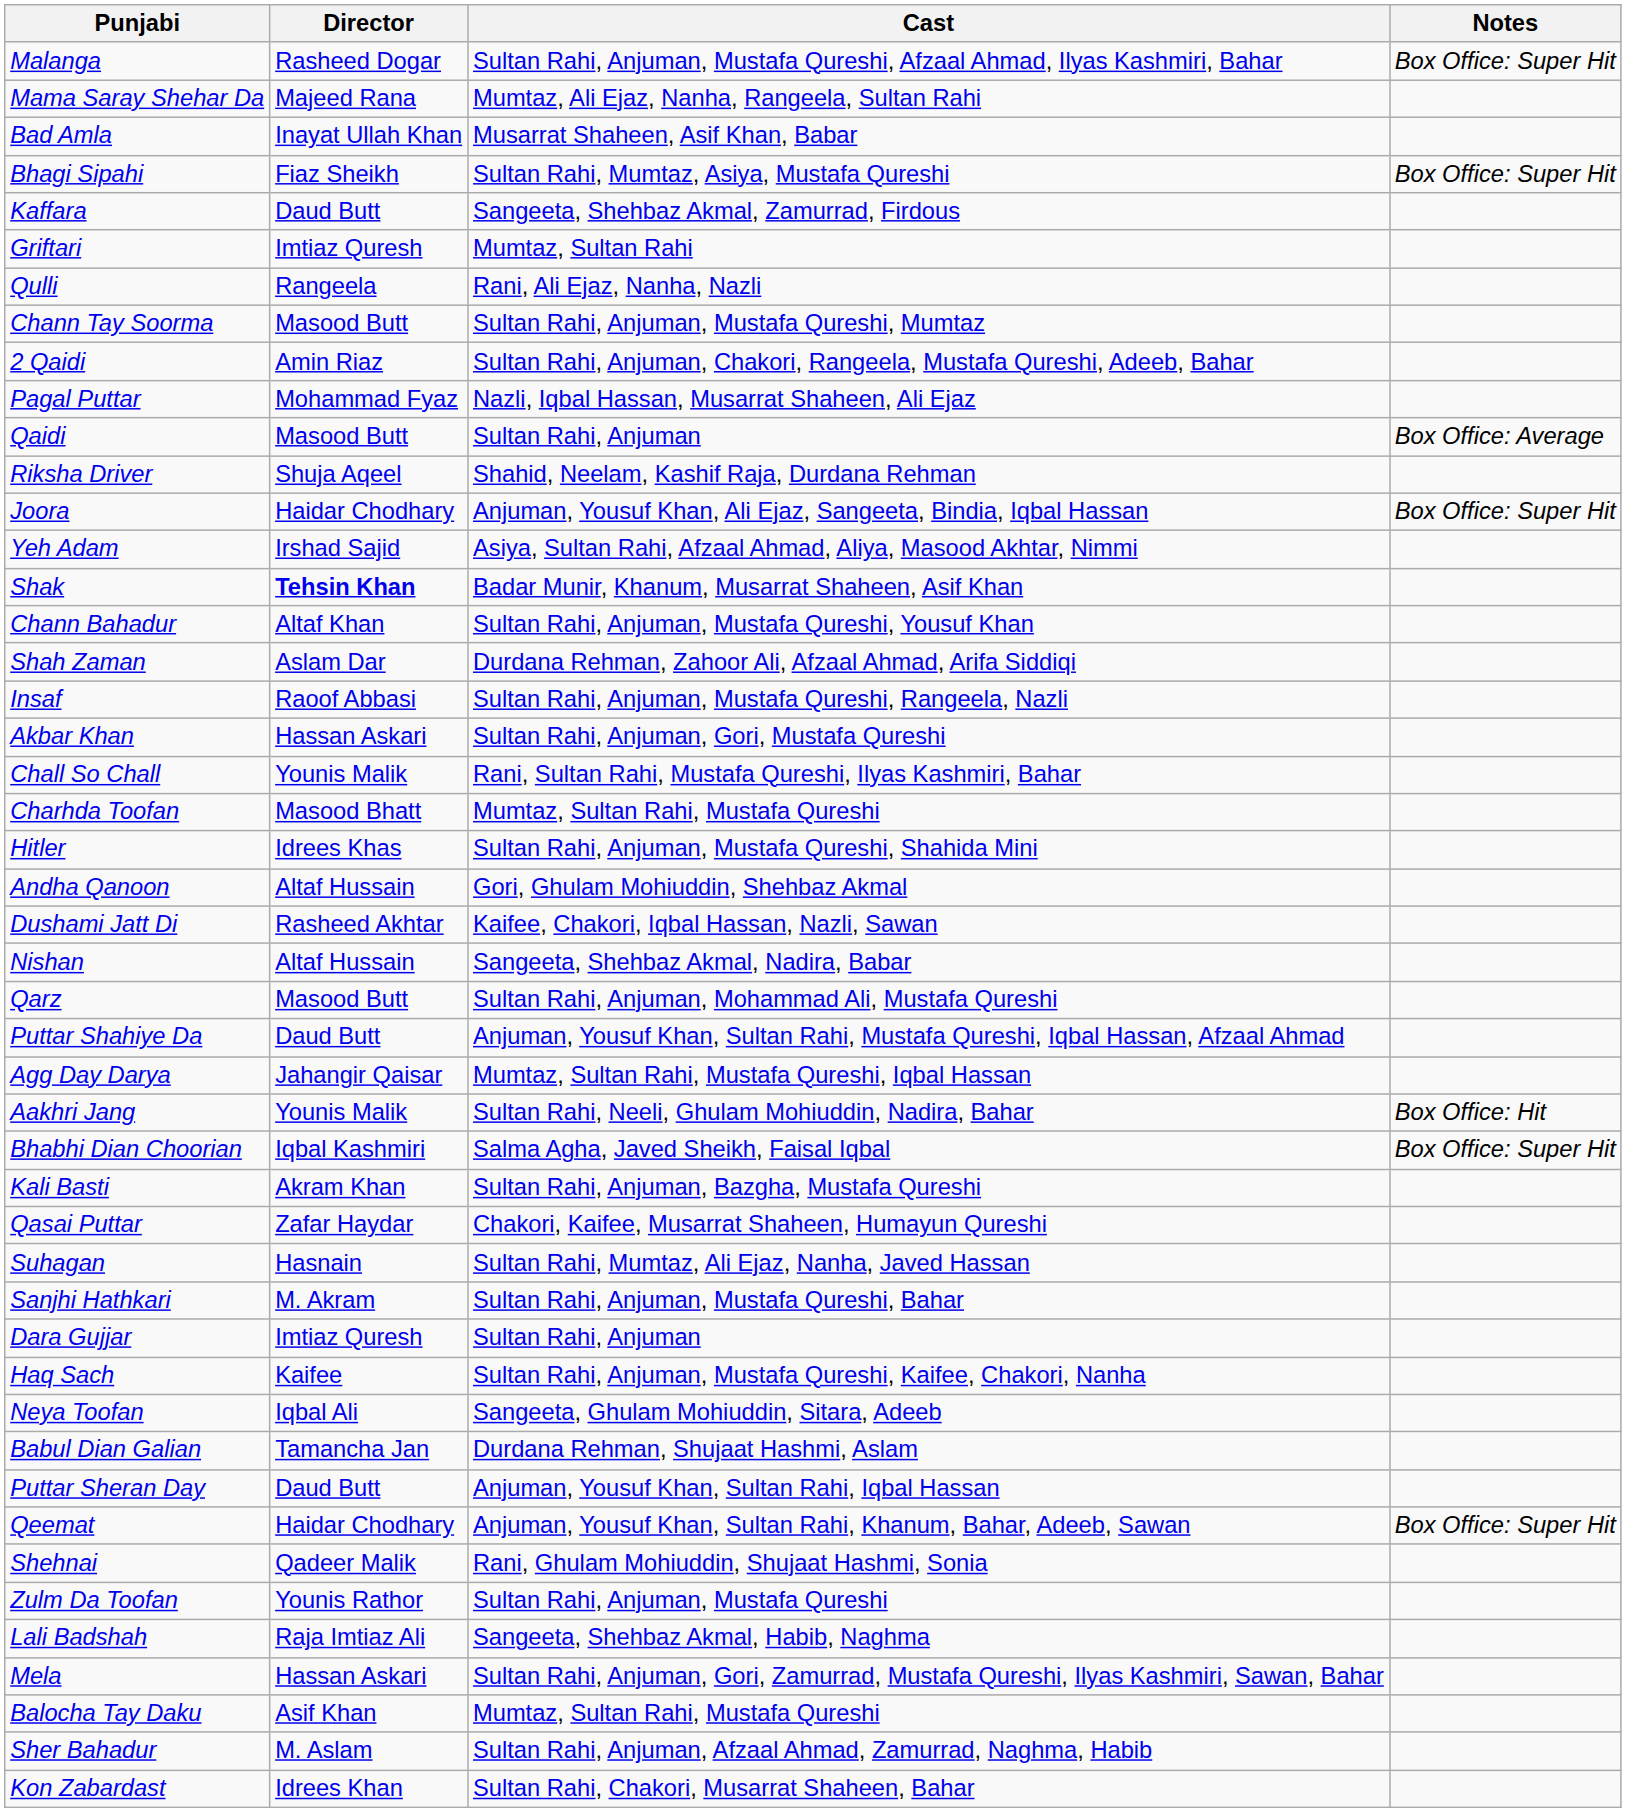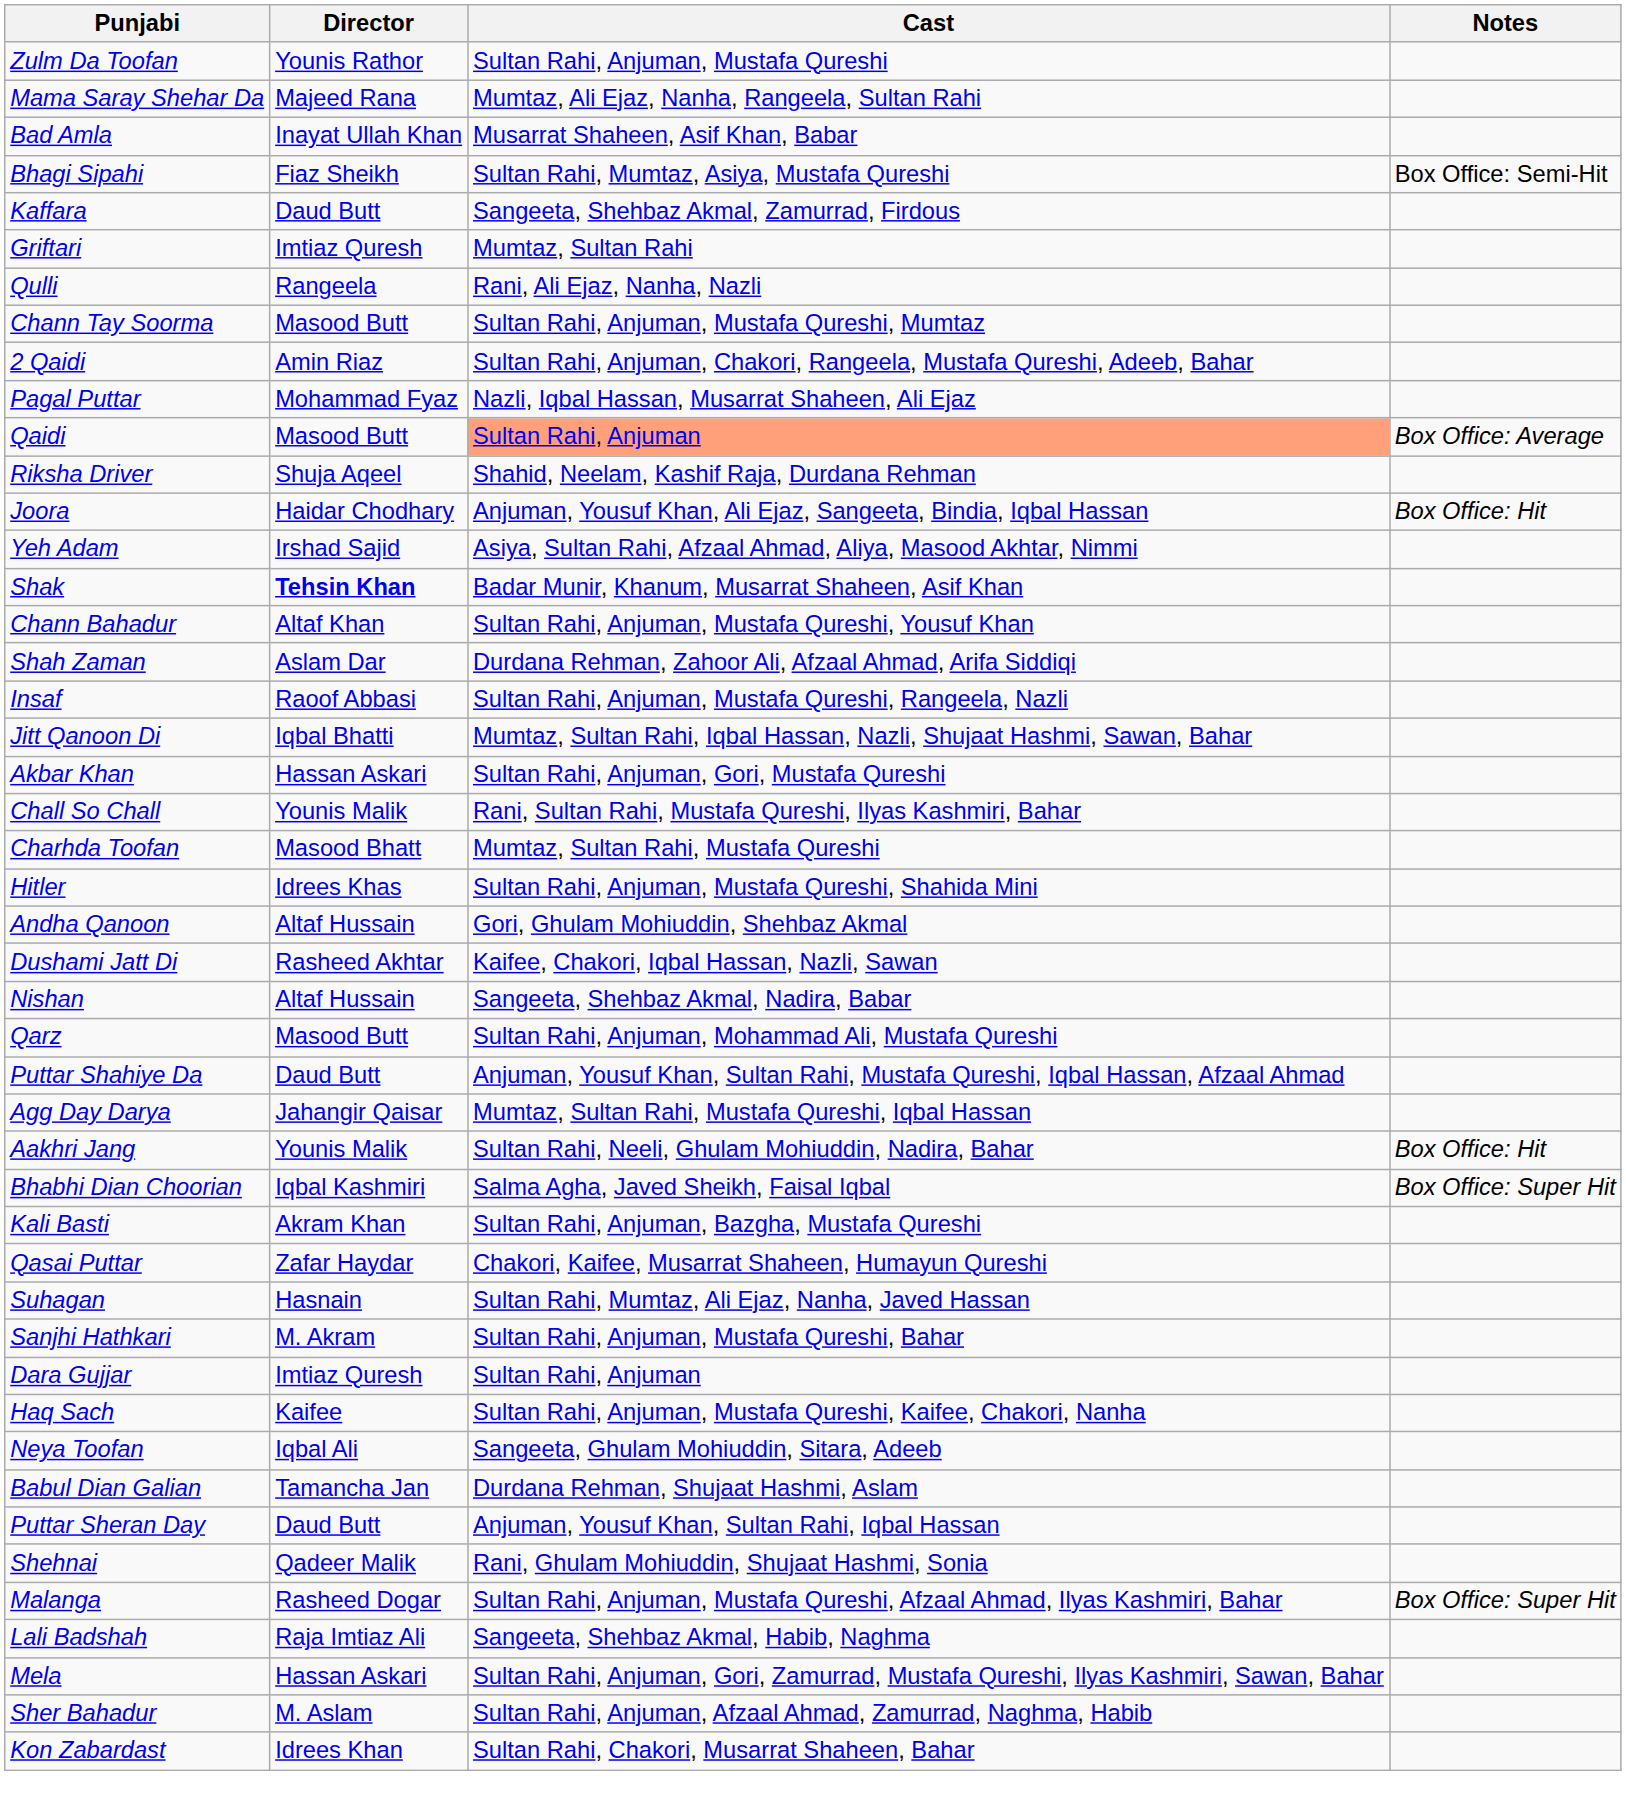rows swapped: (94, 1600) <-> (56, 60)
(1505, 173) Box Office: Super Hit -> (1501, 173) Box Office: Semi-Hit
(587, 436) no background -> (587, 436) lightsalmon background
(1505, 511) Box Office: Super Hit -> (1470, 511) Box Office: Hit
+ row: (85, 736)
- row: (52, 1525)
- row: (106, 1713)
